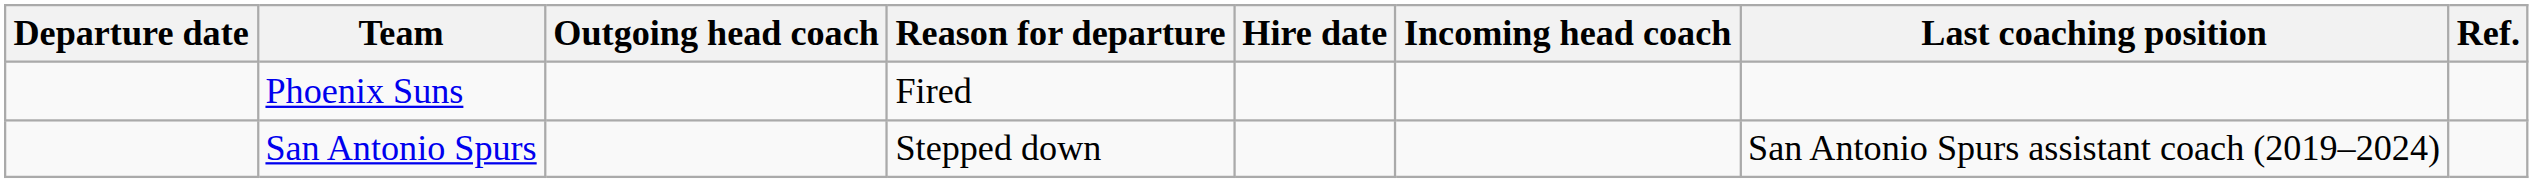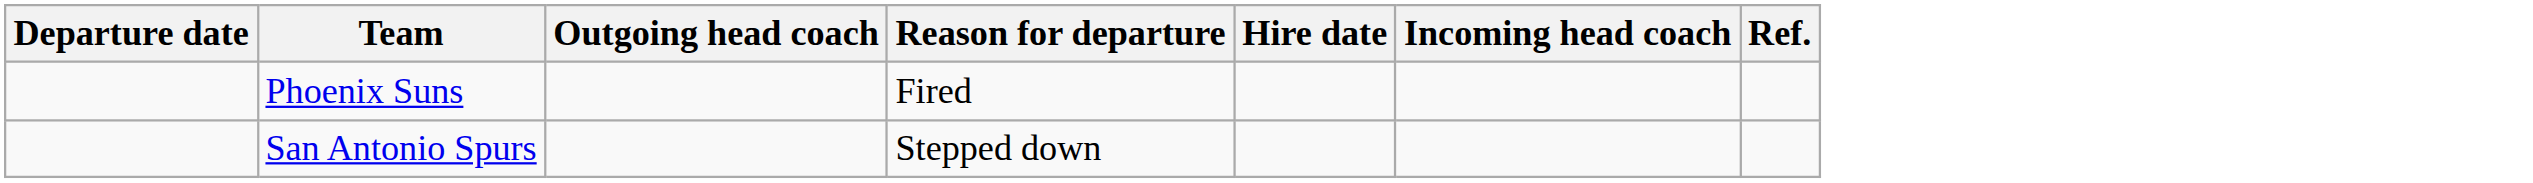- column: (2094, 33)
